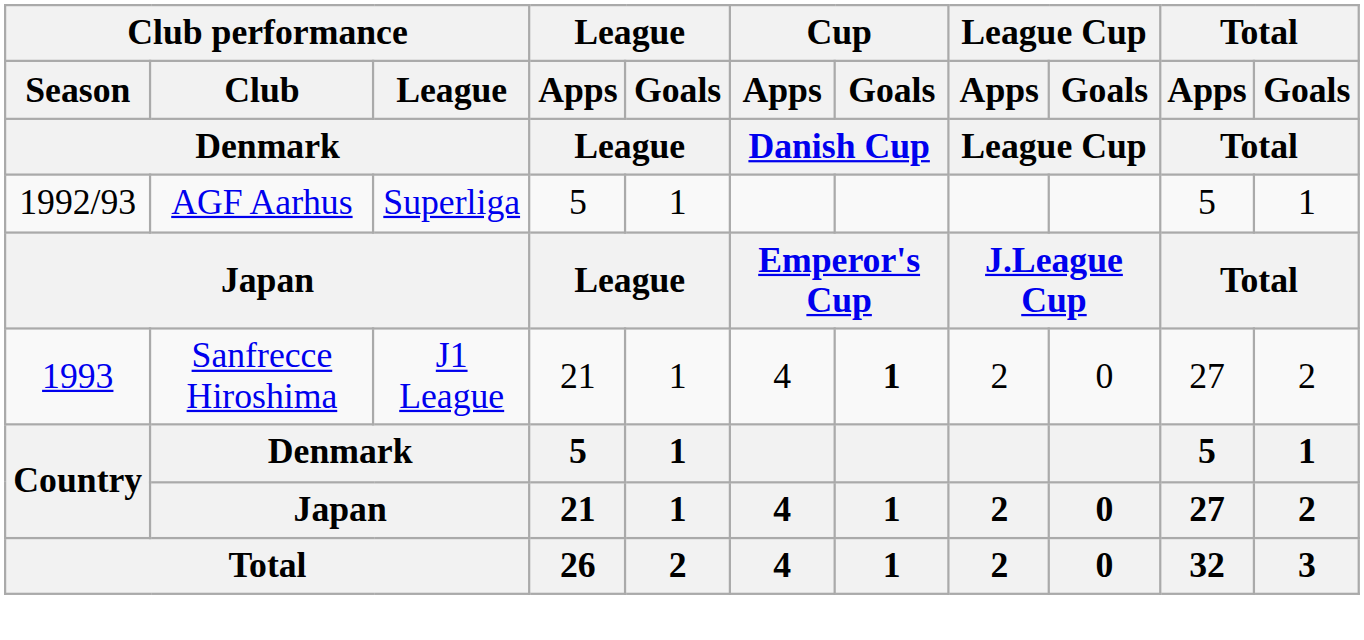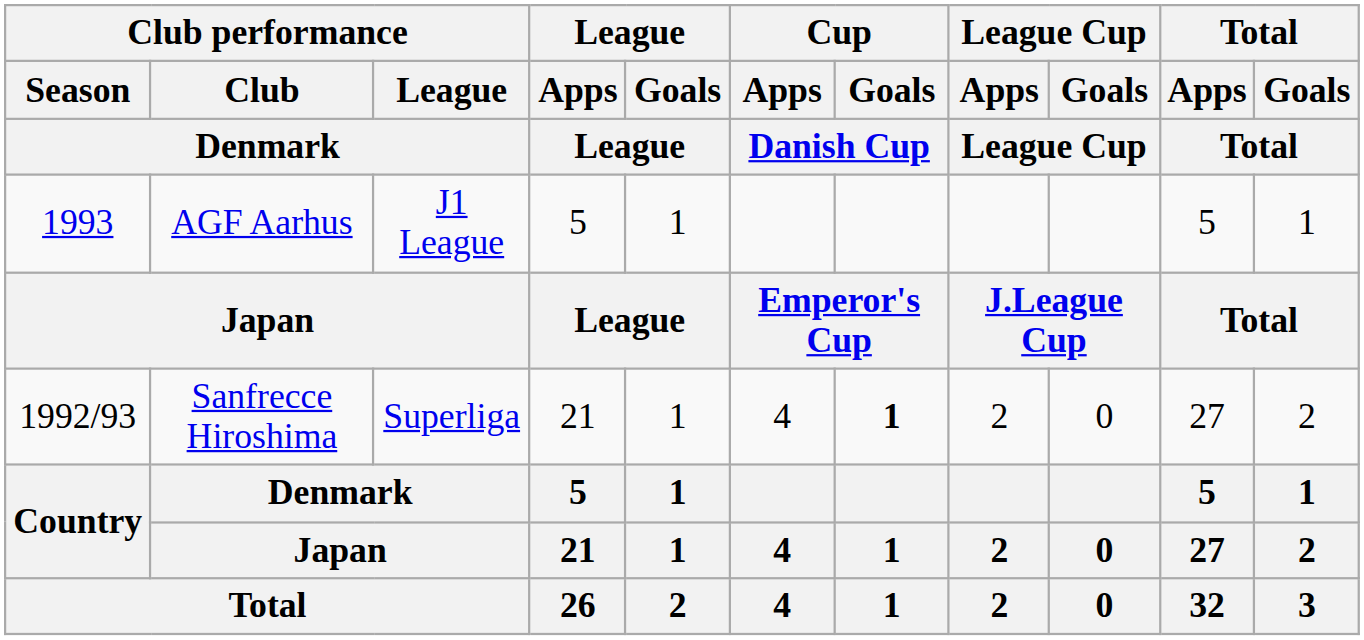(78, 202) 1992/93 -> (78, 222) 1993
(452, 202) Superliga -> (452, 222) J1 League
(78, 375) 1993 -> (78, 416) 1992/93
(452, 375) J1 League -> (452, 416) Superliga
